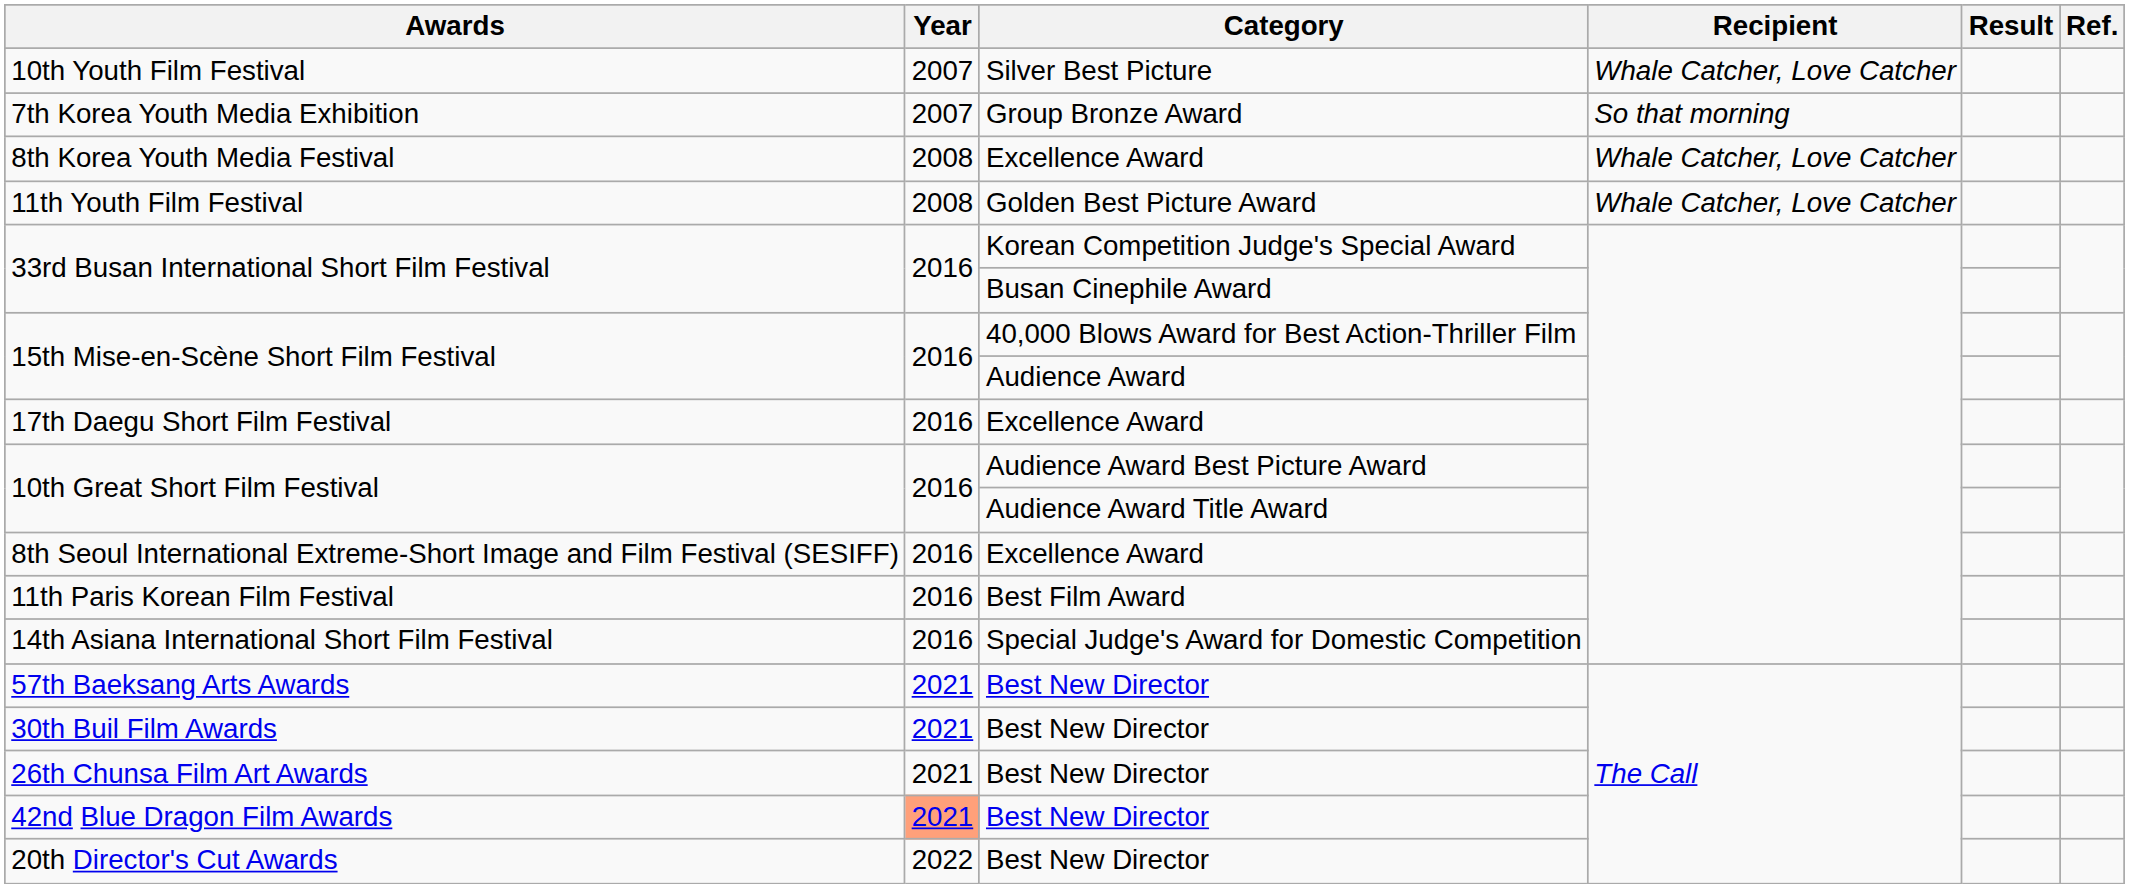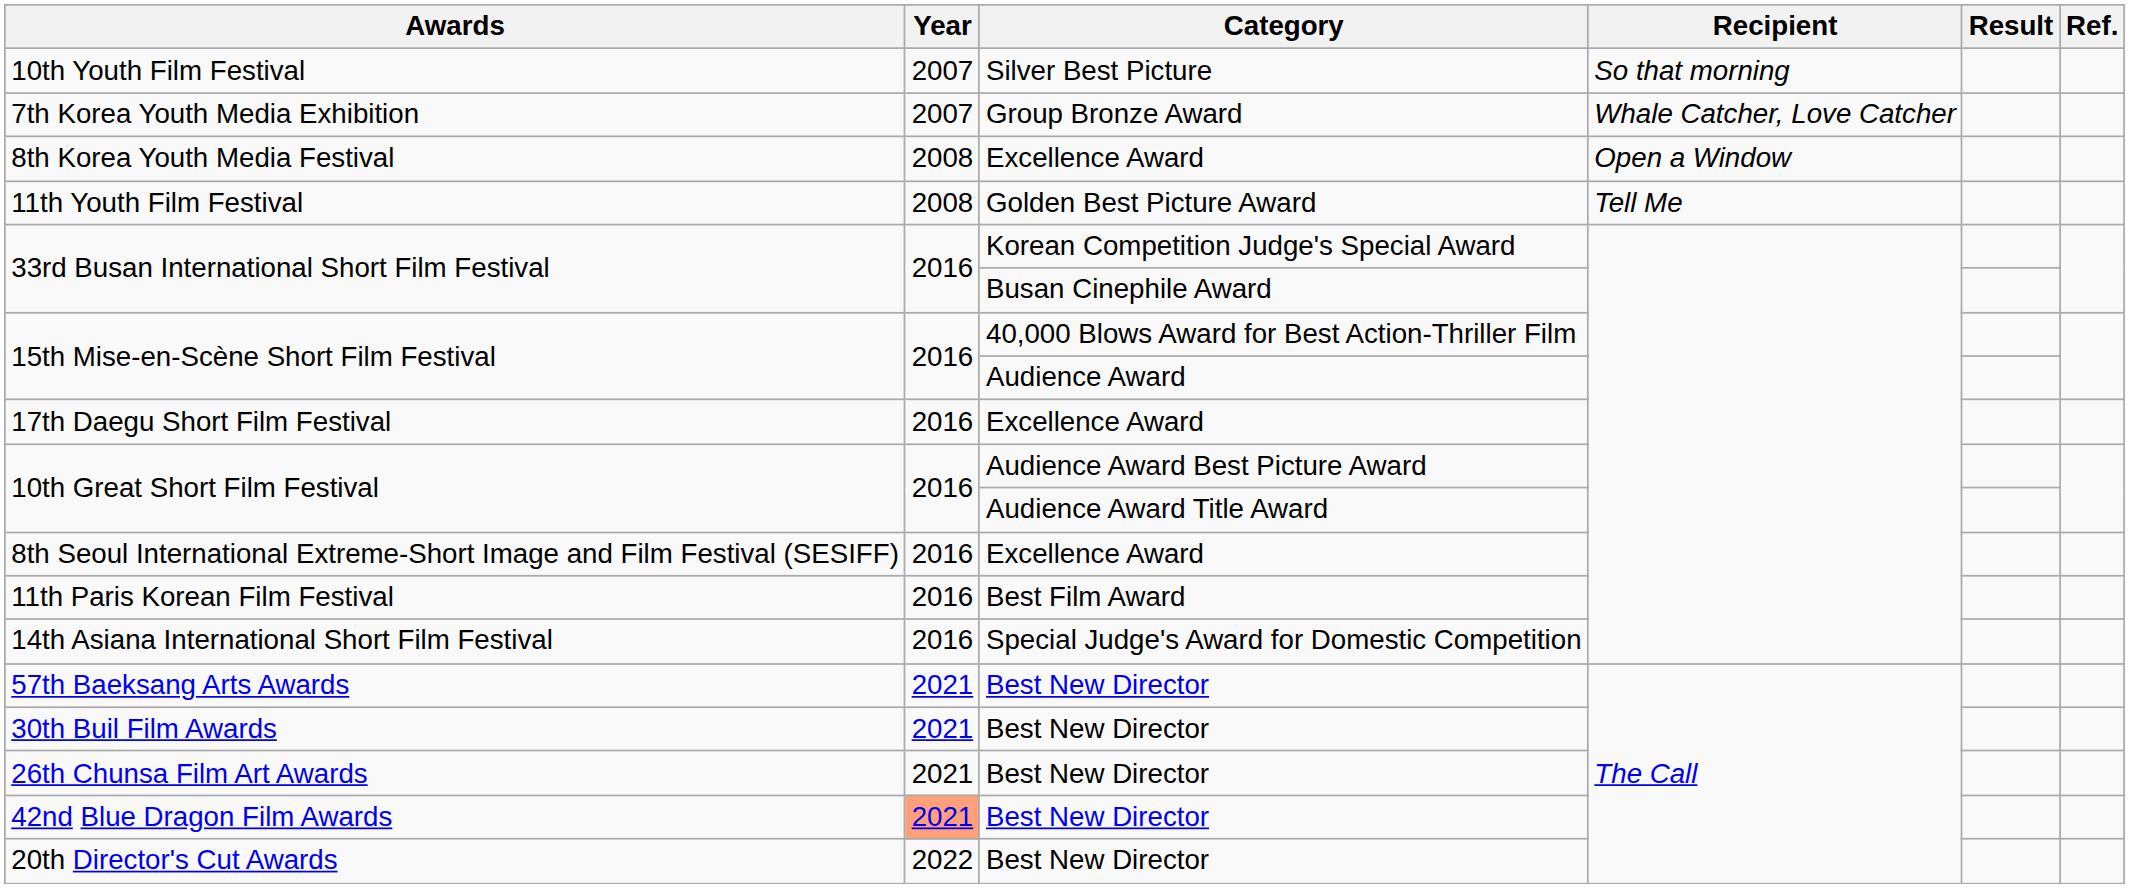(1775, 70) Whale Catcher, Love Catcher -> (1692, 70) So that morning
(1692, 114) So that morning -> (1775, 114) Whale Catcher, Love Catcher
(1775, 158) Whale Catcher, Love Catcher -> (1693, 158) Open a Window
(1775, 202) Whale Catcher, Love Catcher -> (1638, 202) Tell Me
